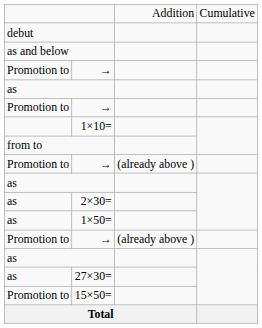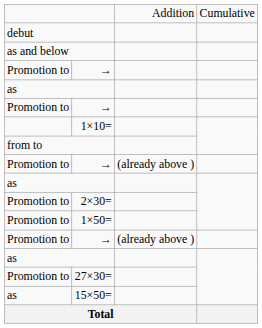(12, 201) as -> (38, 201) Promotion to
(12, 220) as -> (38, 220) Promotion to
(12, 276) as -> (38, 276) Promotion to
(38, 295) Promotion to -> (12, 295) as
